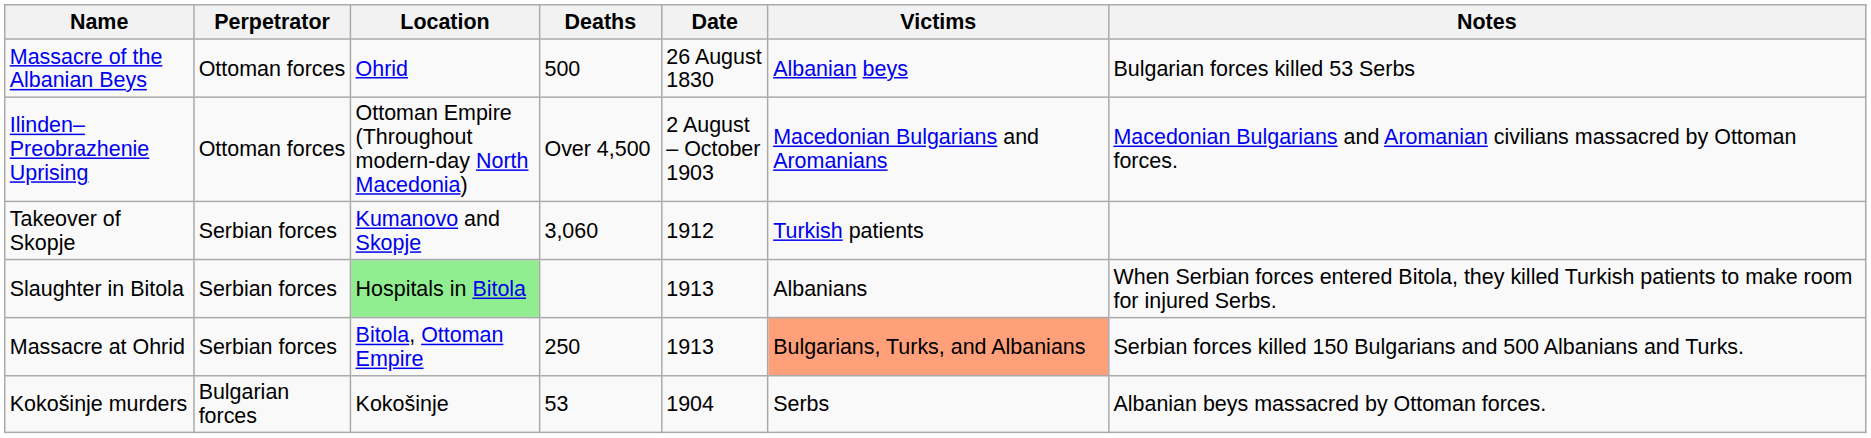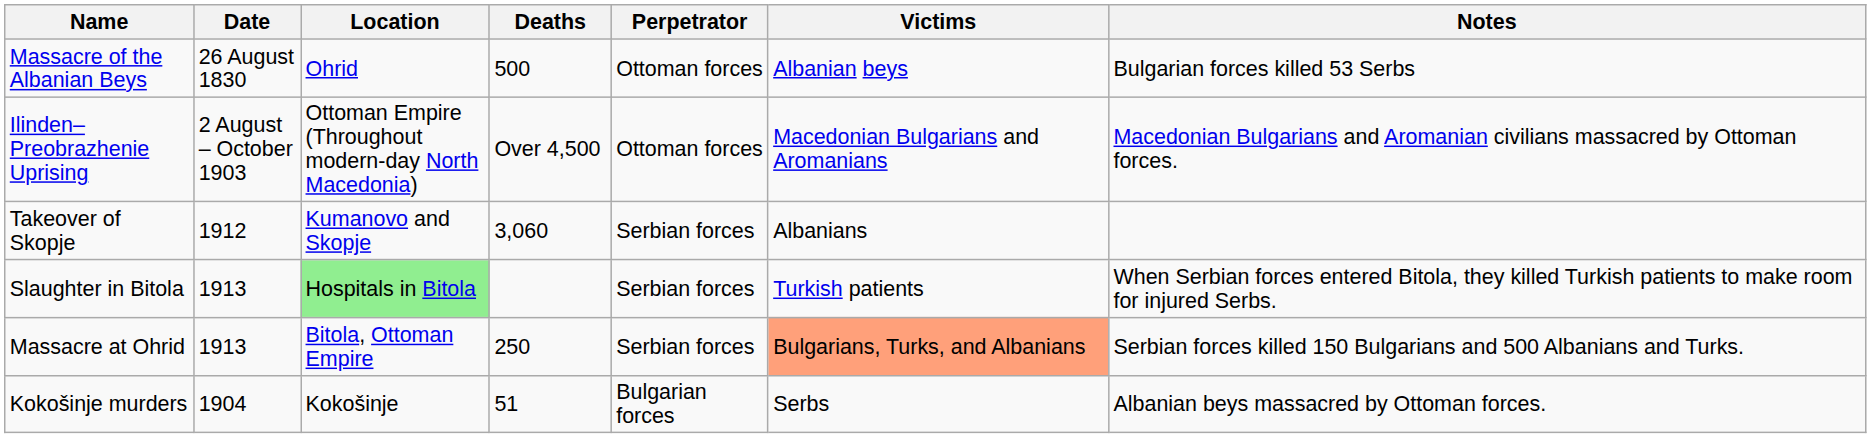columns swapped: (715, 22) <-> (272, 22)
(848, 231) Turkish patients -> (820, 231) Albanians
(820, 289) Albanians -> (848, 289) Turkish patients
(556, 404) 53 -> (506, 404) 51
